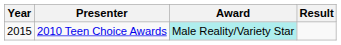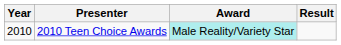(19, 31) 2015 -> (19, 31) 2010
